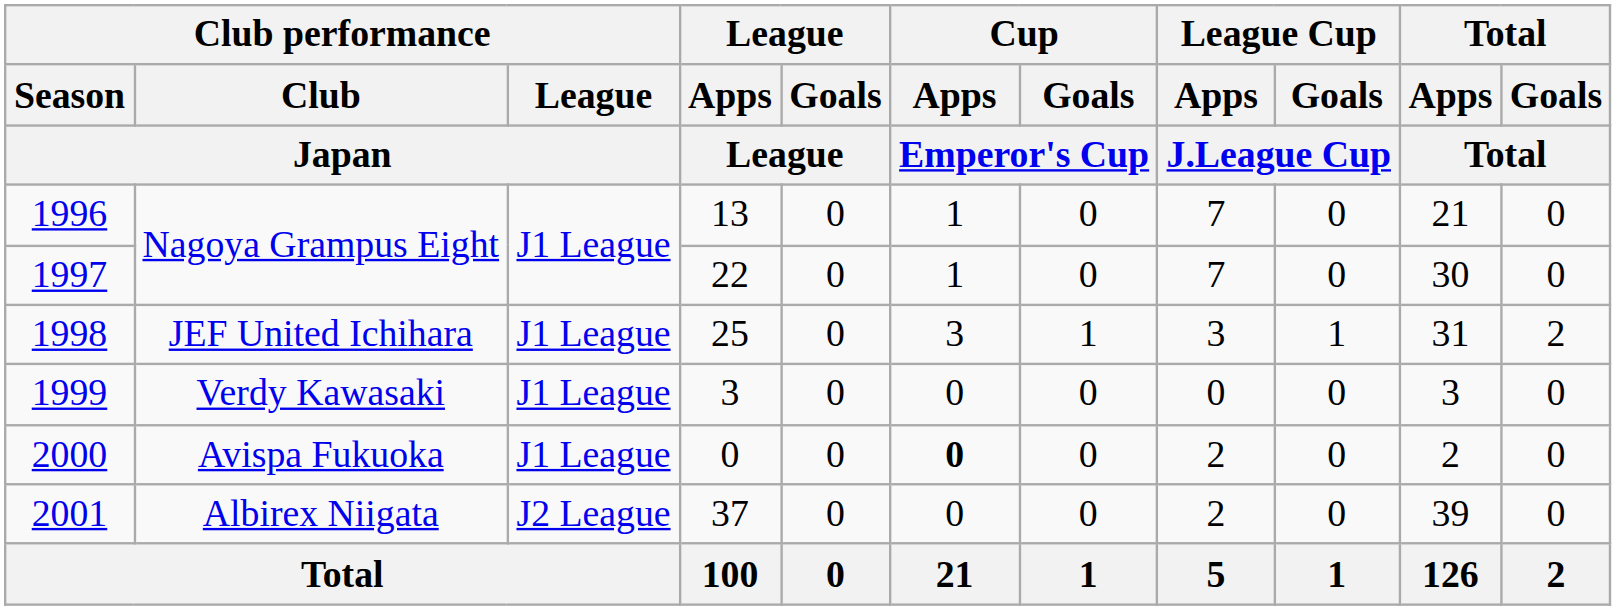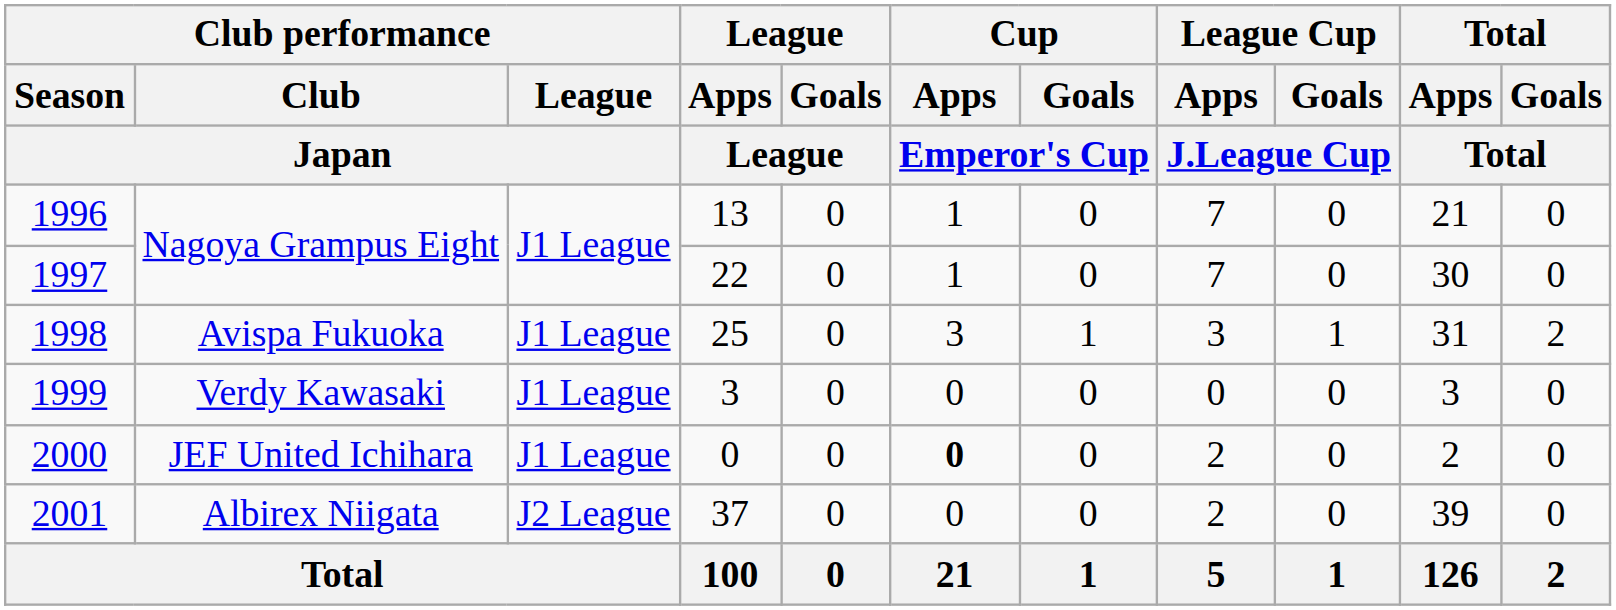(321, 333) JEF United Ichihara -> (321, 333) Avispa Fukuoka
(321, 453) Avispa Fukuoka -> (321, 453) JEF United Ichihara
